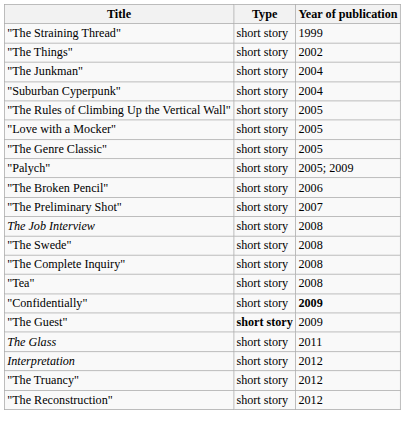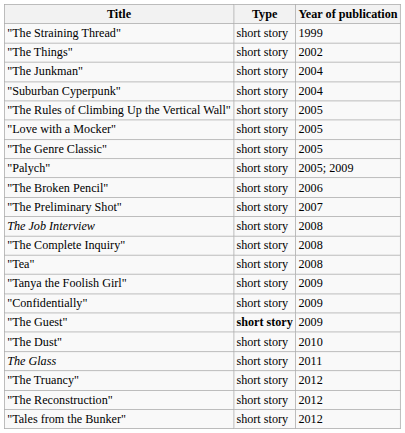- row: (39, 245)
+ row: (67, 284)
(311, 303) bold -> (311, 303) normal
+ row: (35, 341)
- row: (41, 361)
+ row: (67, 419)
